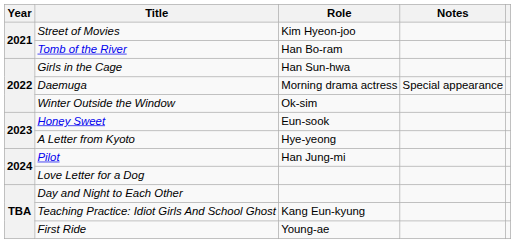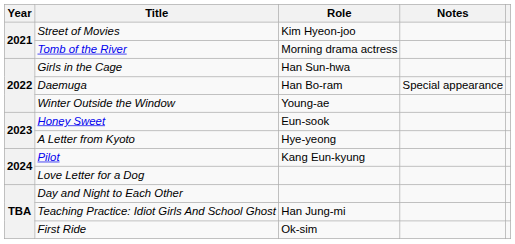(312, 49) Han Bo-ram -> (339, 49) Morning drama actress
(339, 85) Morning drama actress -> (312, 85) Han Bo-ram
(299, 103) Ok-sim -> (305, 103) Young-ae
(313, 157) Han Jung-mi -> (323, 157) Kang Eun-kyung
(323, 211) Kang Eun-kyung -> (313, 211) Han Jung-mi
(305, 229) Young-ae -> (299, 229) Ok-sim
